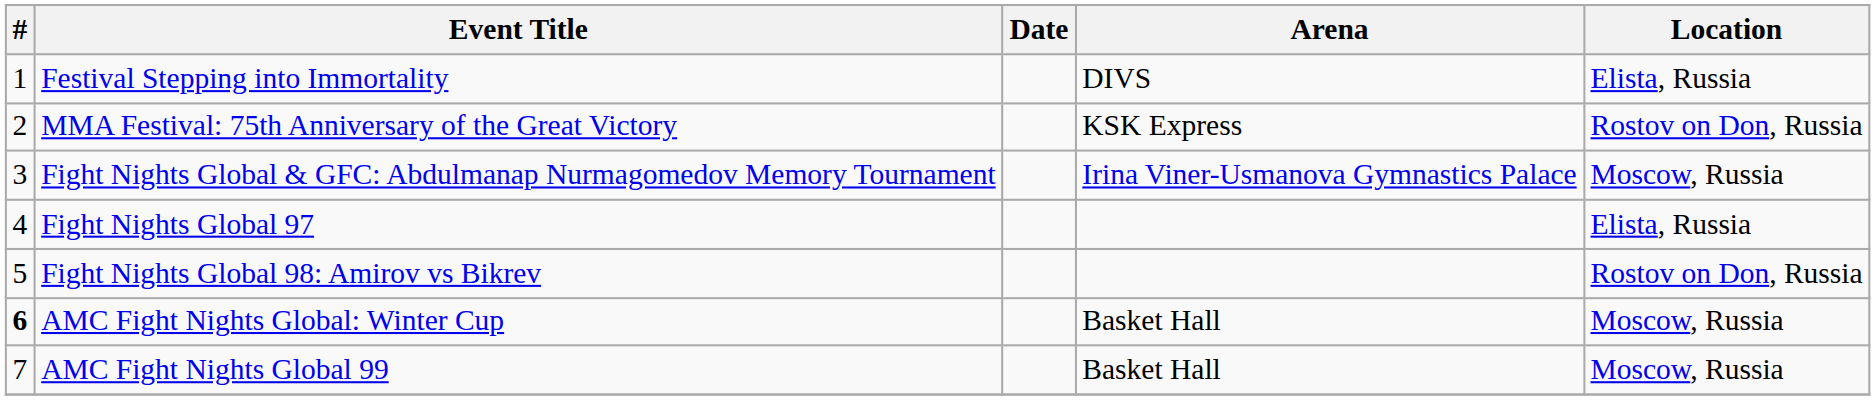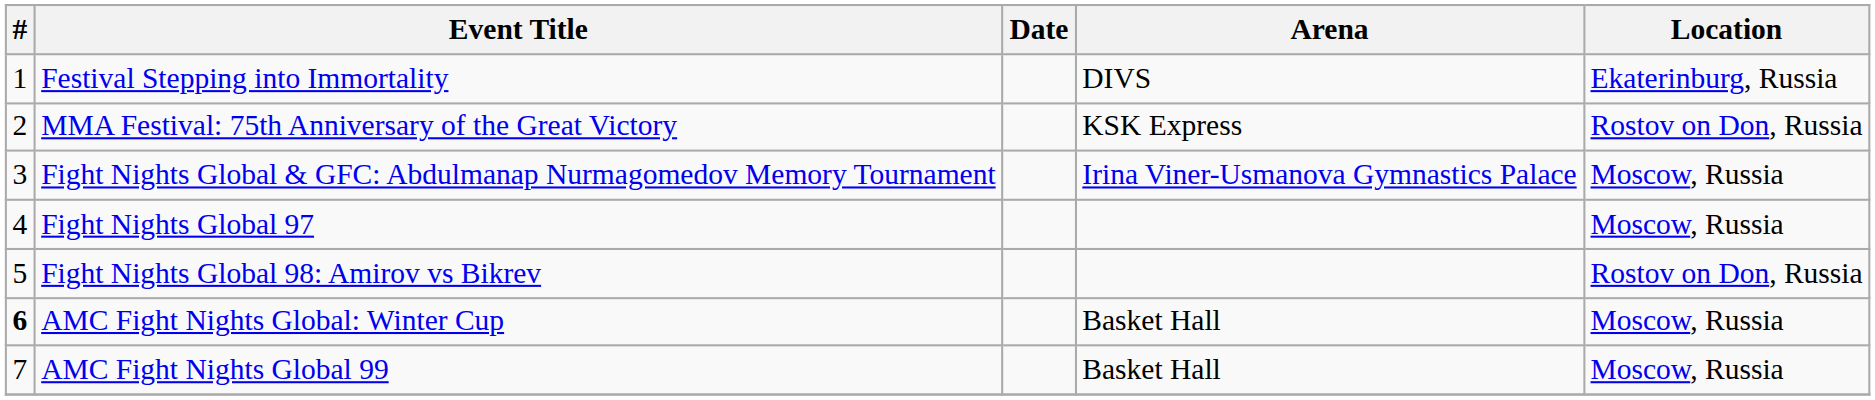(1671, 77) Elista, Russia -> (1714, 77) Ekaterinburg, Russia
(1671, 223) Elista, Russia -> (1687, 223) Moscow, Russia
